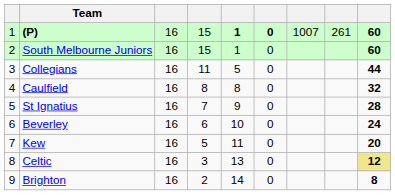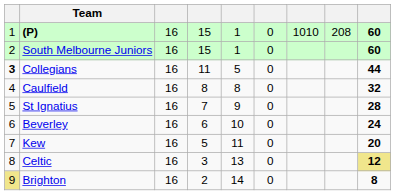(237, 32) bold -> (237, 32) normal
(270, 32) bold -> (270, 32) normal
(306, 32) 1007 -> (306, 32) 1010
(341, 32) 261 -> (341, 32) 208
(12, 69) normal -> (12, 69) bold
(12, 180) no background -> (12, 180) khaki background
